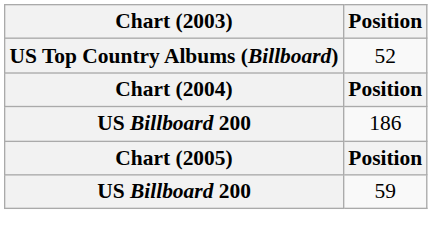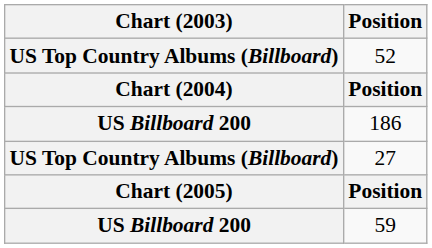+ row: (385, 157)
